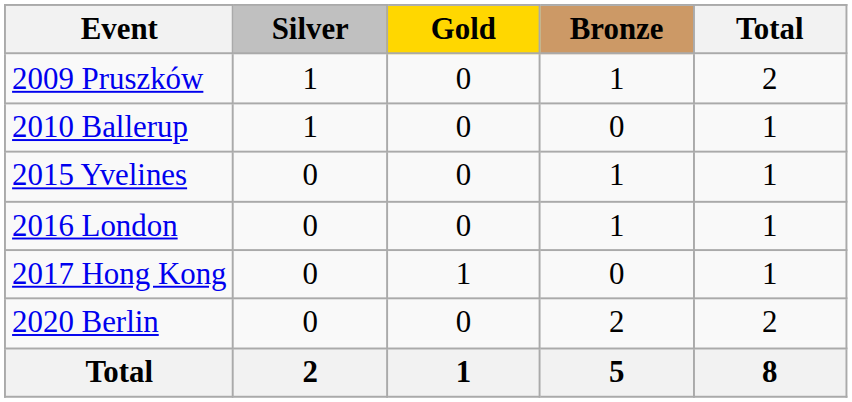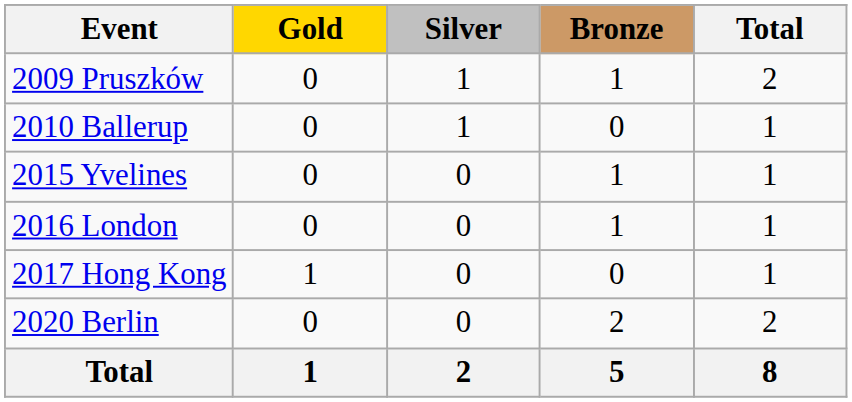columns swapped: (463, 28) <-> (310, 28)
